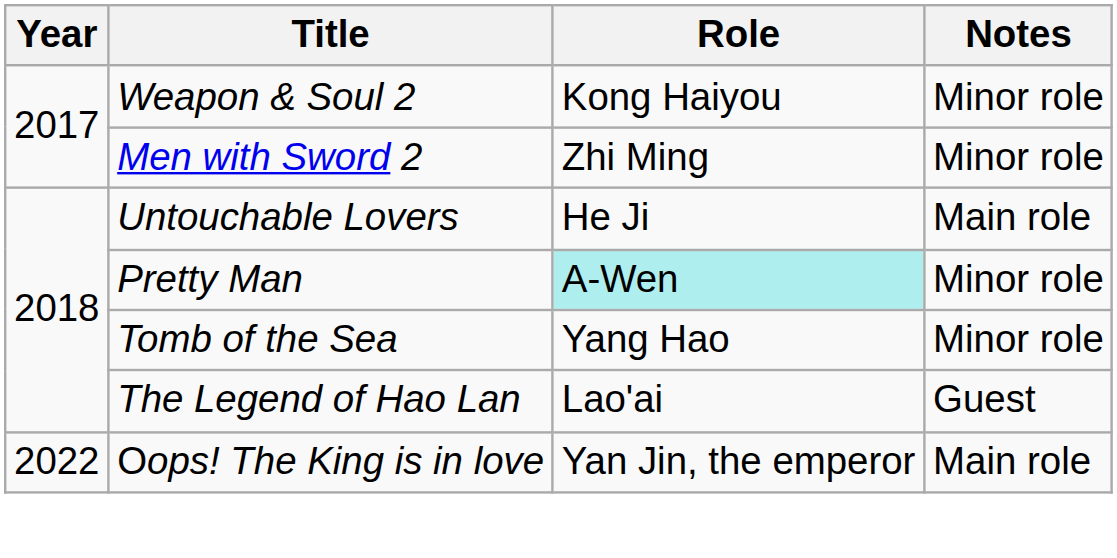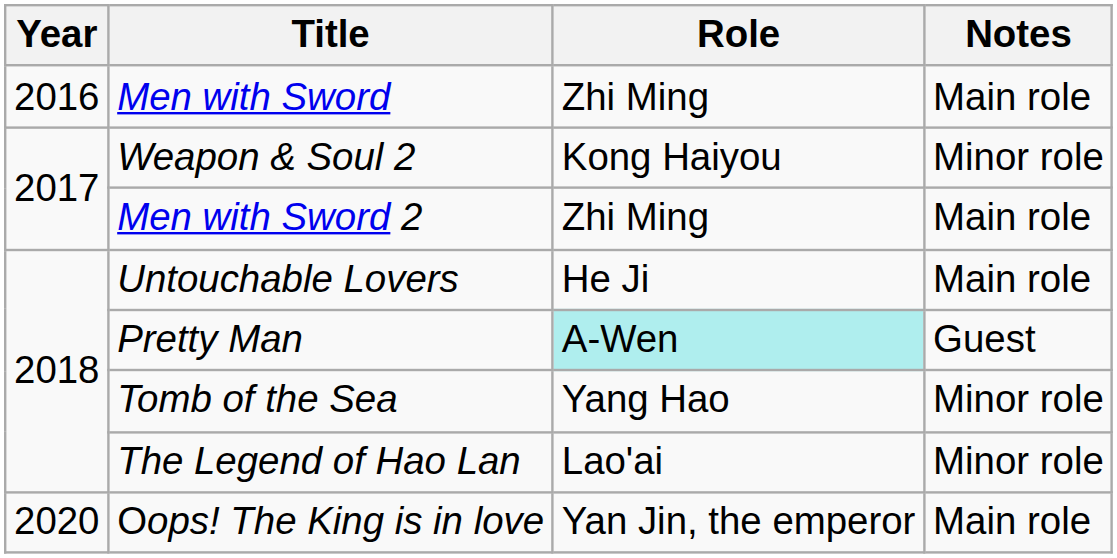+ row: (254, 95)
(1018, 156) Minor role -> (1012, 217) Main role
(1018, 278) Minor role -> (984, 339) Guest
(984, 400) Guest -> (1018, 461) Minor role
(57, 461) 2022 -> (57, 522) 2020
